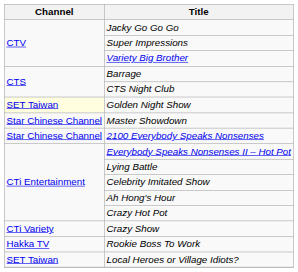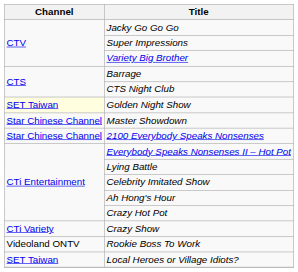(28, 244) Hakka TV -> (43, 244) Videoland ONTV
